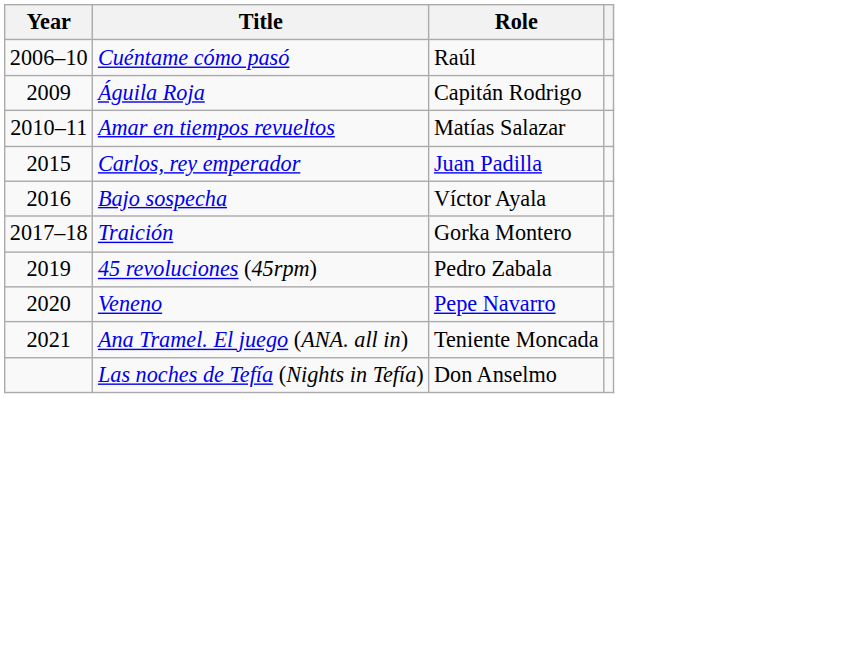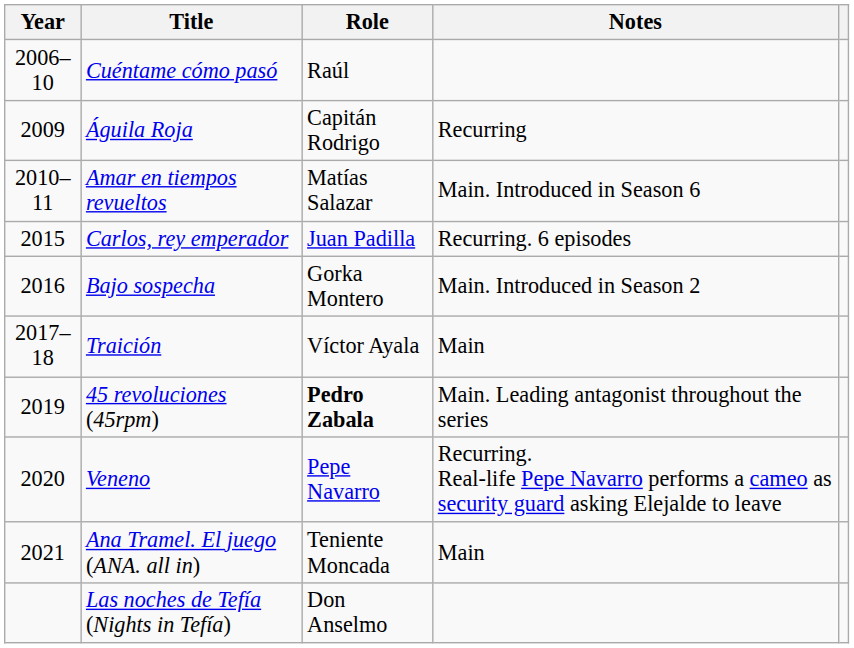+ column: (635, 22)
(490, 198) Víctor Ayala -> (345, 286) Gorka Montero
(503, 233) Gorka Montero -> (363, 346) Víctor Ayala
(493, 269) normal -> (340, 406) bold
